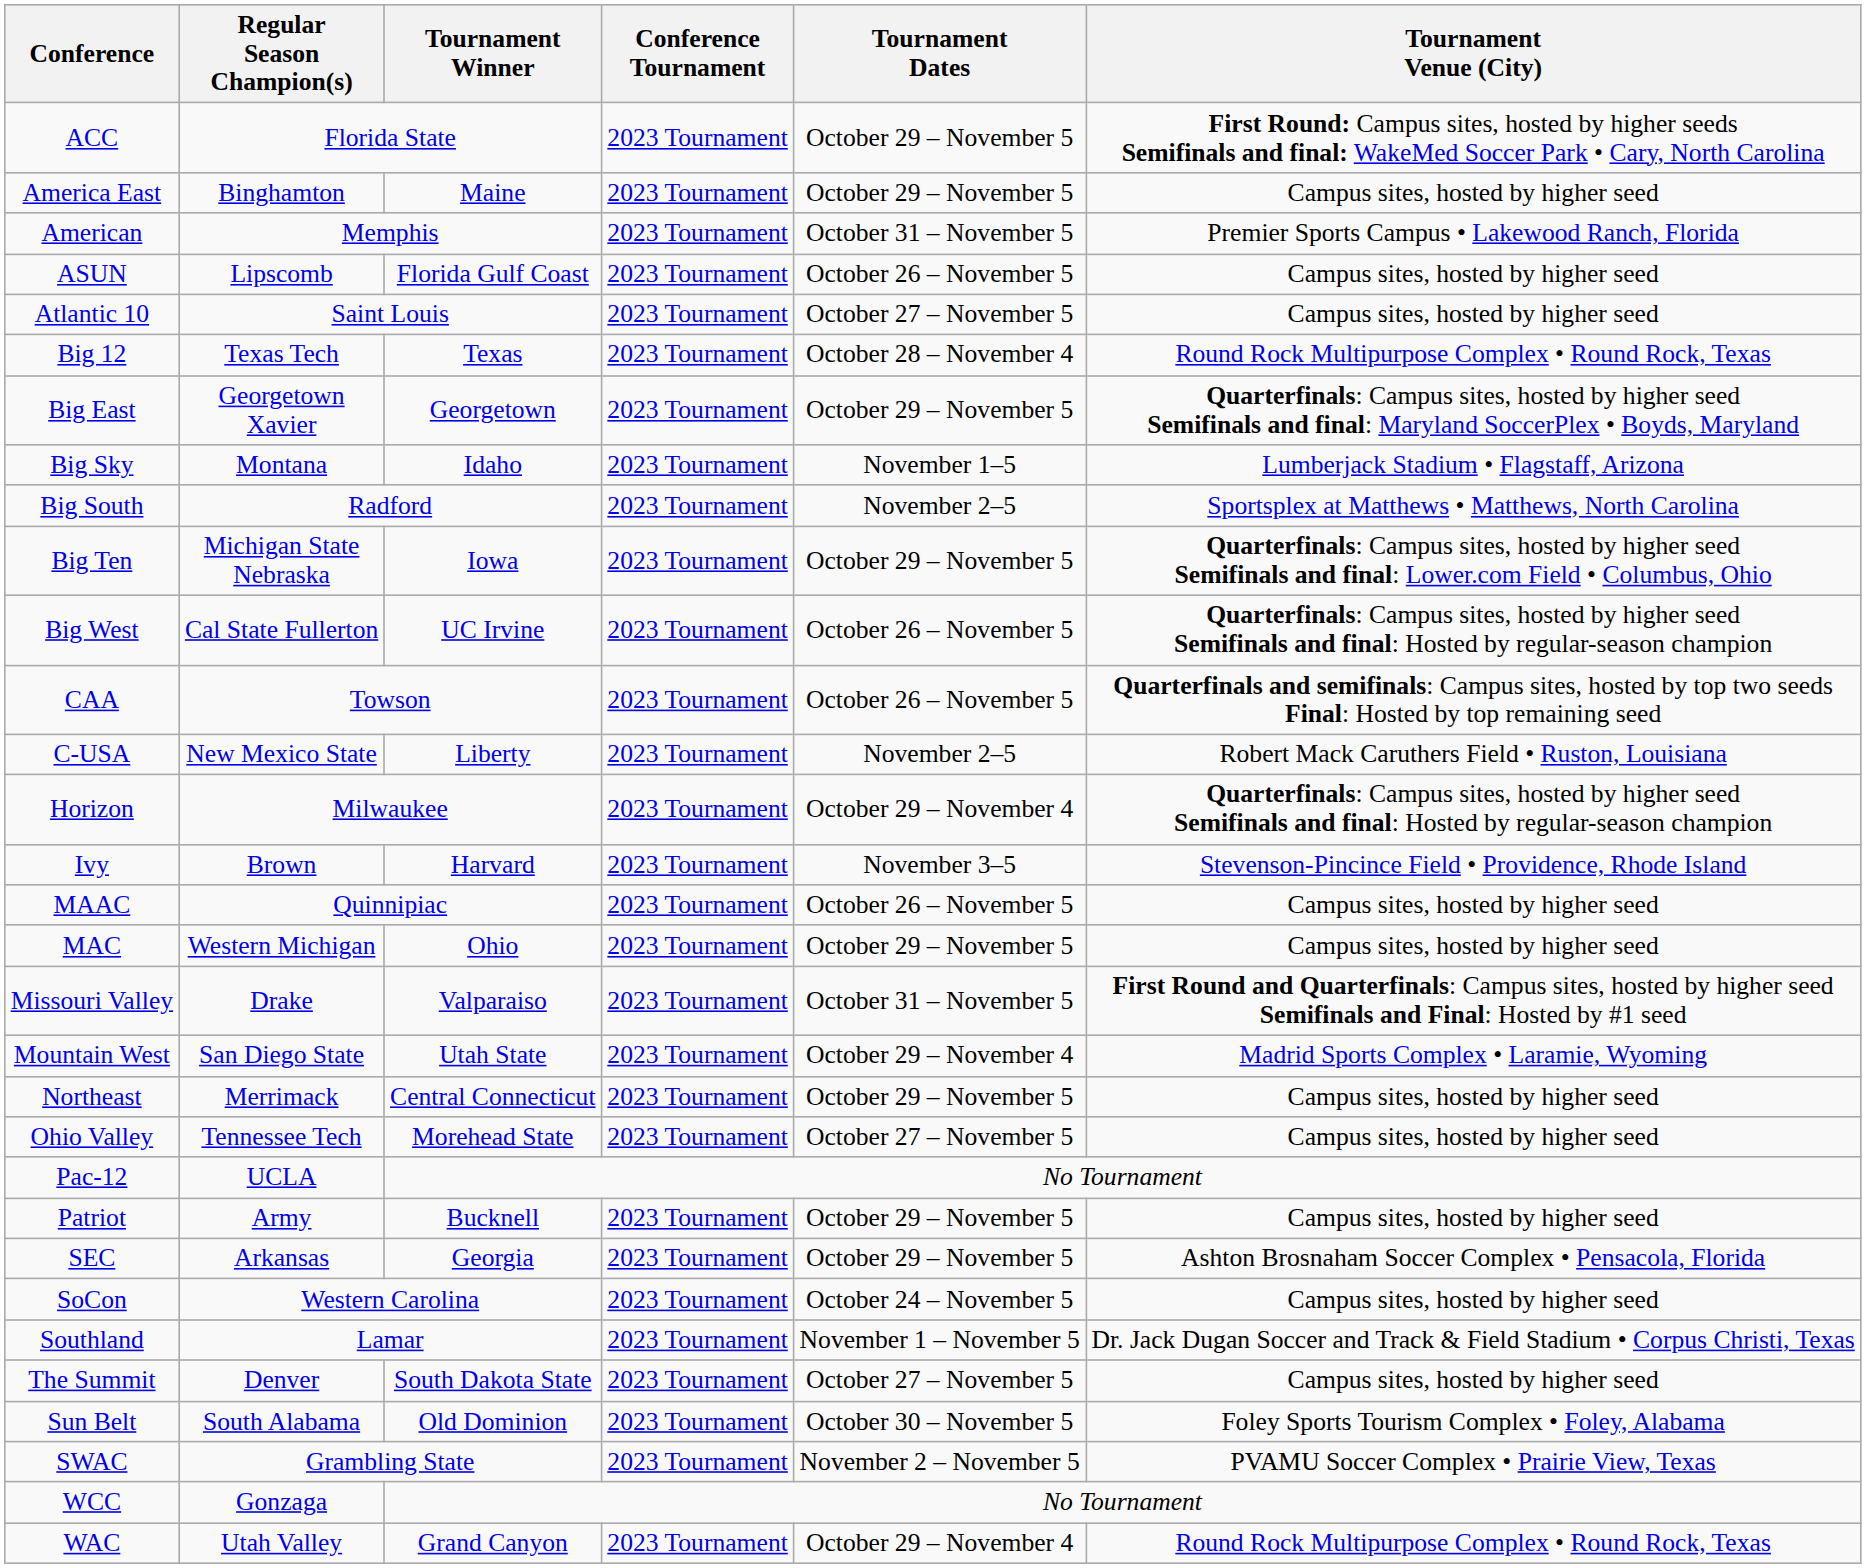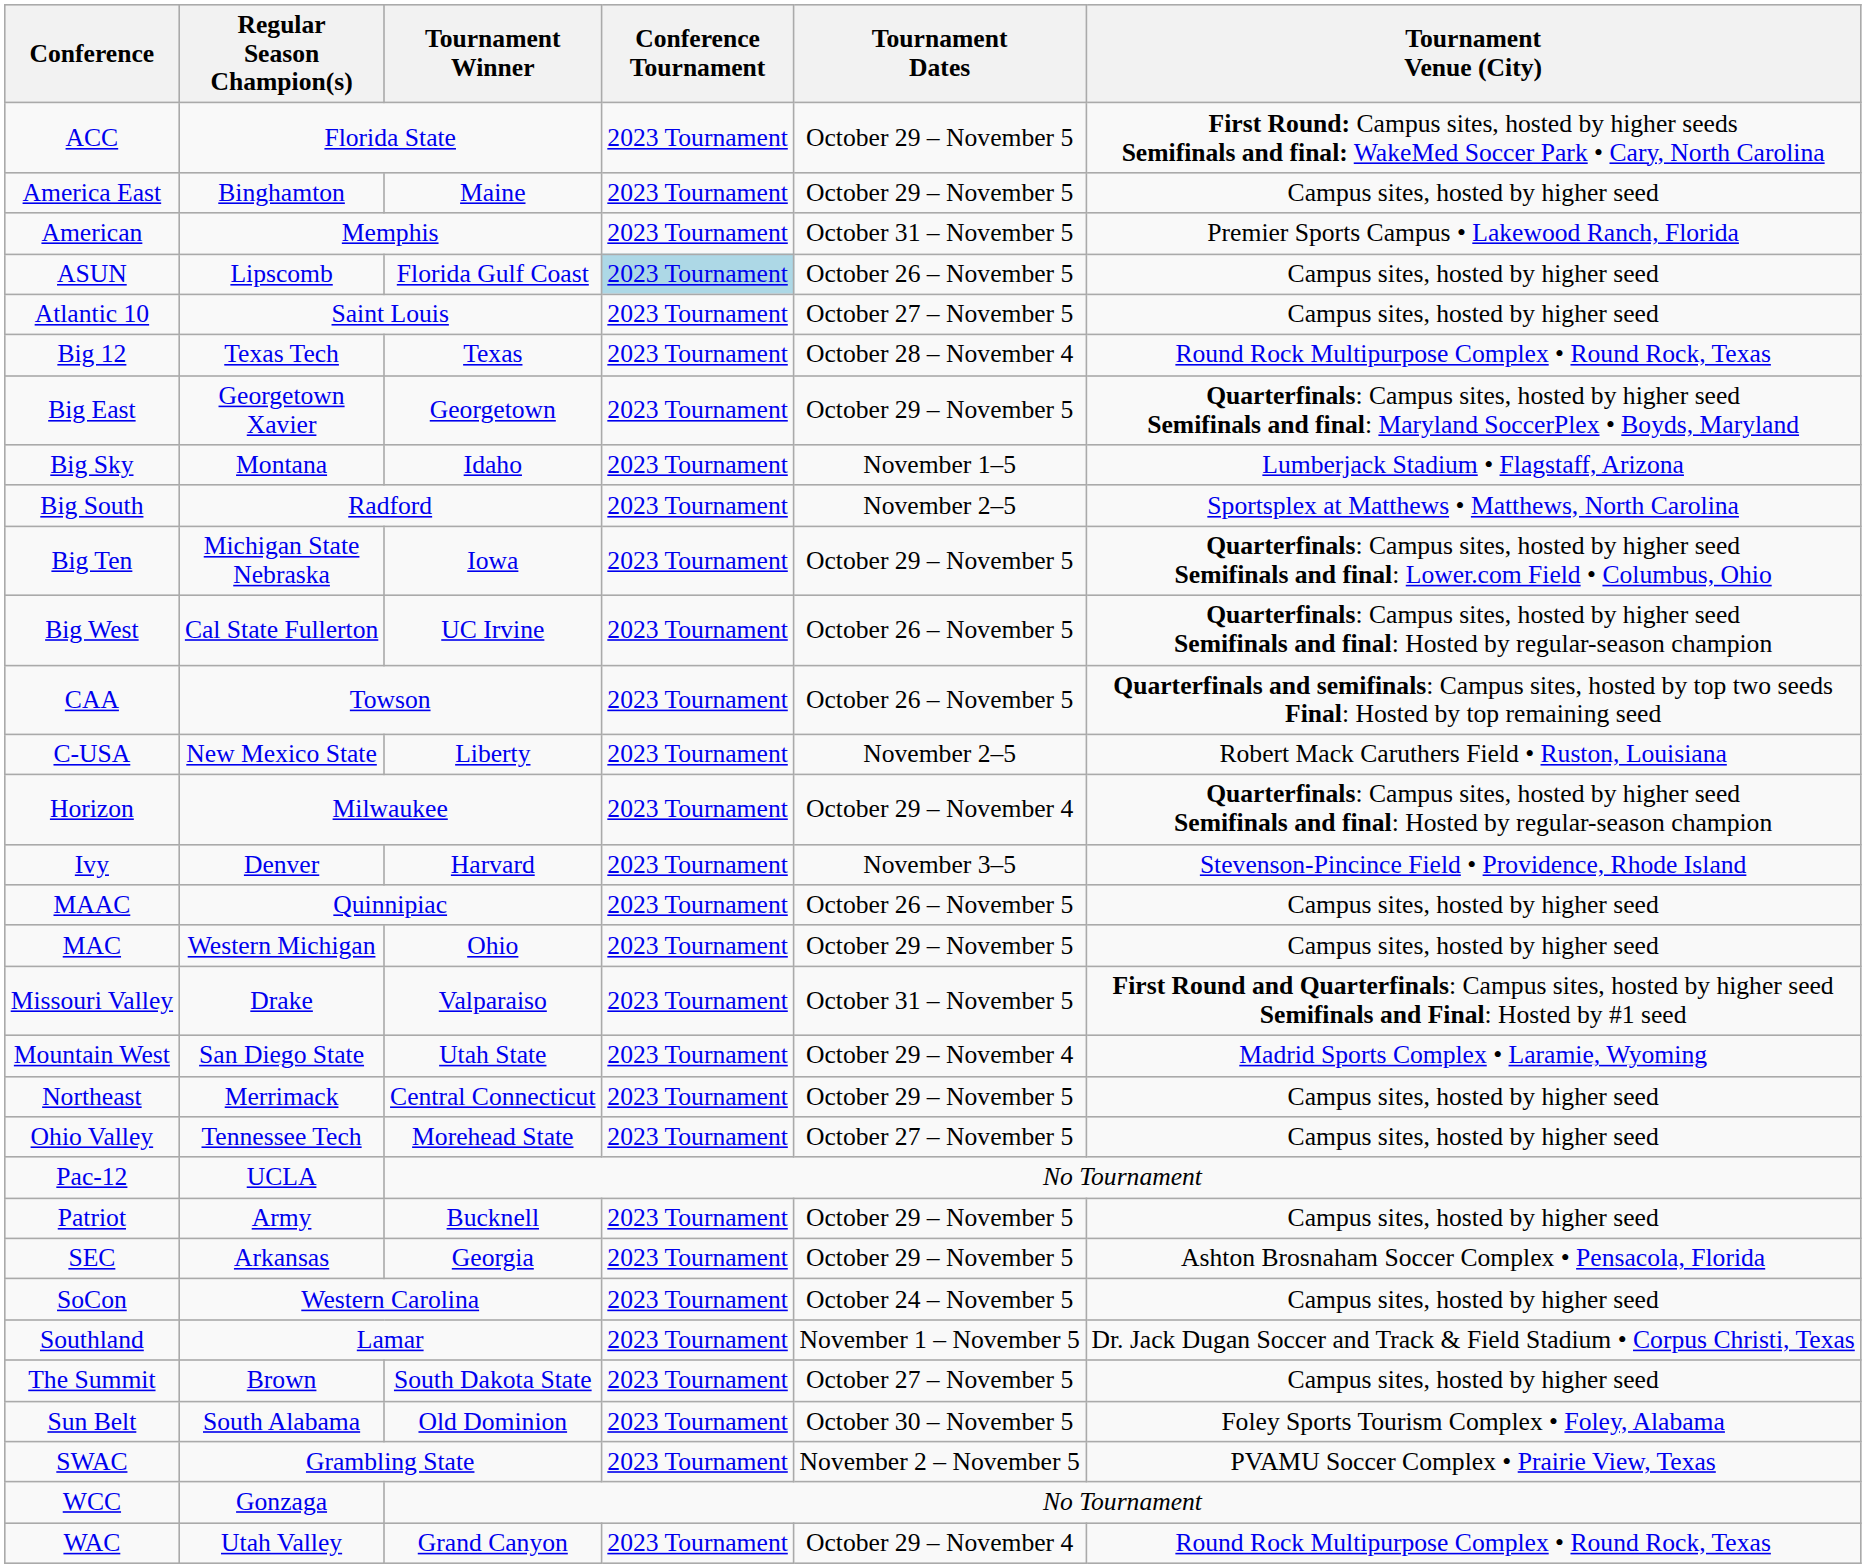(698, 273) no background -> (698, 273) lightblue background
(282, 864) Brown -> (282, 864) Denver
(282, 1380) Denver -> (282, 1380) Brown
